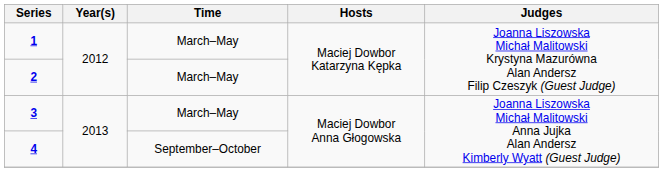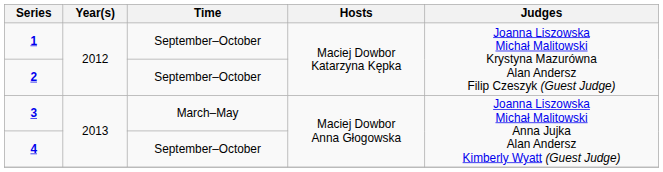(208, 41) March–May -> (208, 41) September–October
(208, 77) March–May -> (208, 77) September–October
